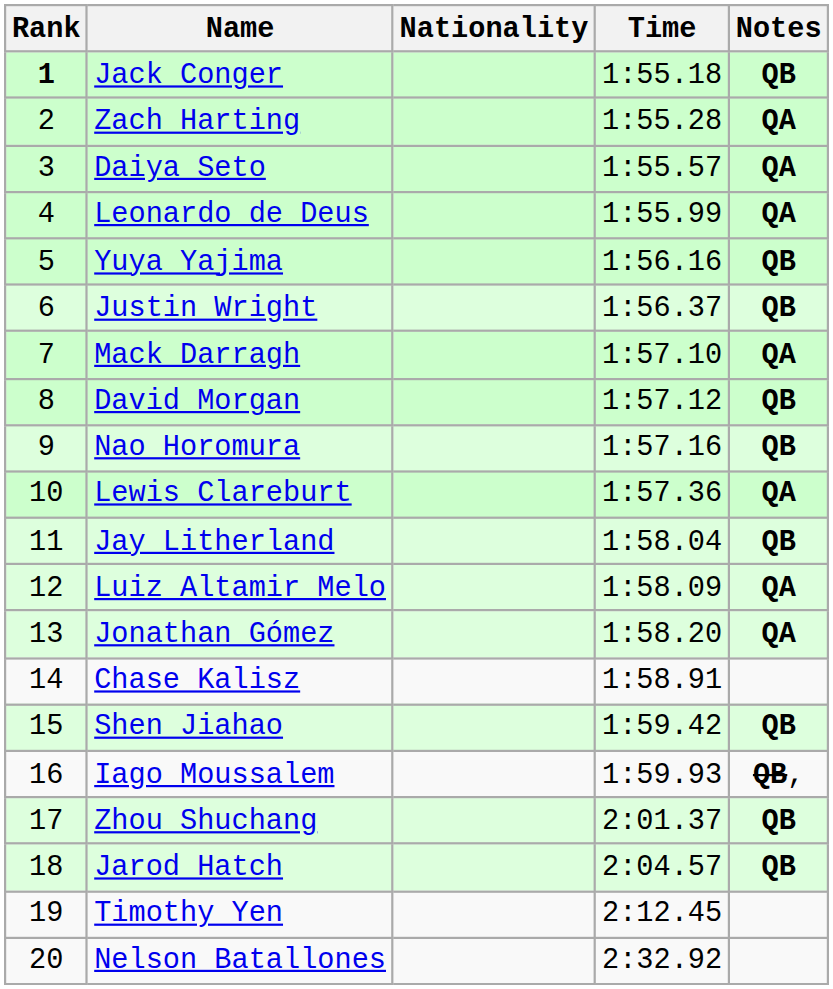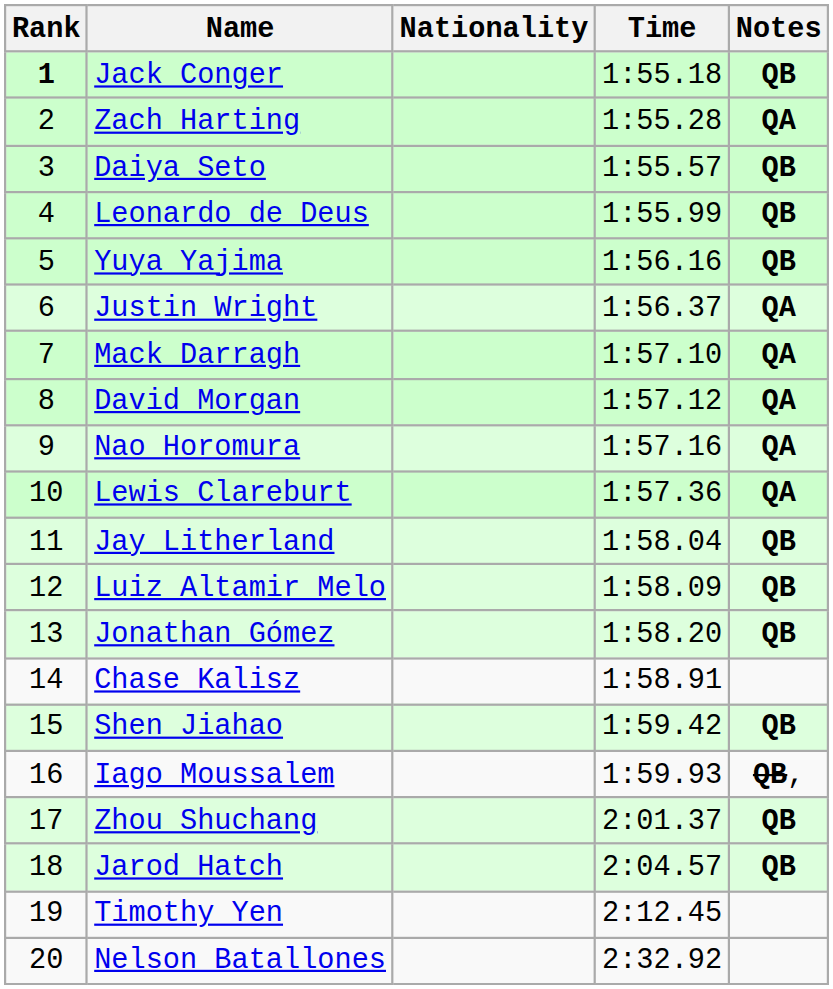(779, 168) QA -> (779, 168) QB
(779, 215) QA -> (779, 215) QB
(779, 308) QB -> (779, 308) QA
(779, 401) QB -> (779, 401) QA
(779, 448) QB -> (779, 448) QA
(779, 588) QA -> (779, 588) QB
(779, 634) QA -> (779, 634) QB
